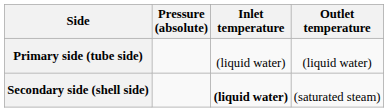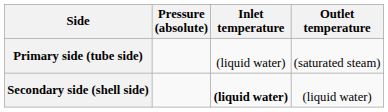(337, 63) (liquid water) -> (337, 63) (saturated steam)
(337, 97) (saturated steam) -> (337, 97) (liquid water)
